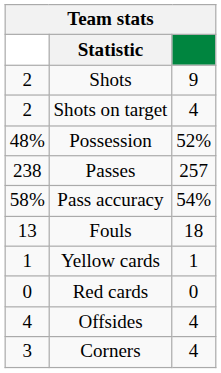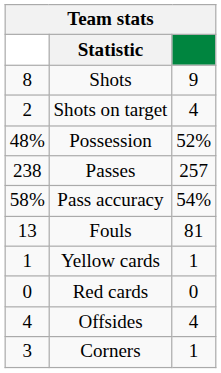(27, 79) 2 -> (27, 79) 8
(194, 230) 18 -> (194, 230) 81
(194, 351) 4 -> (194, 351) 1
